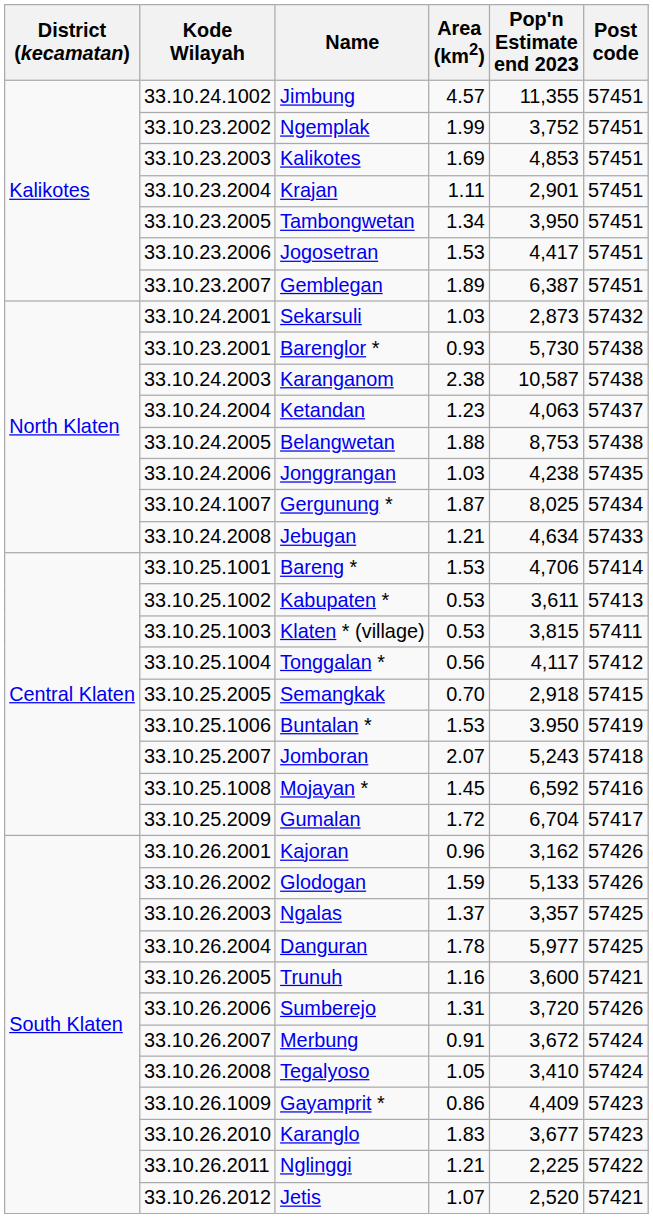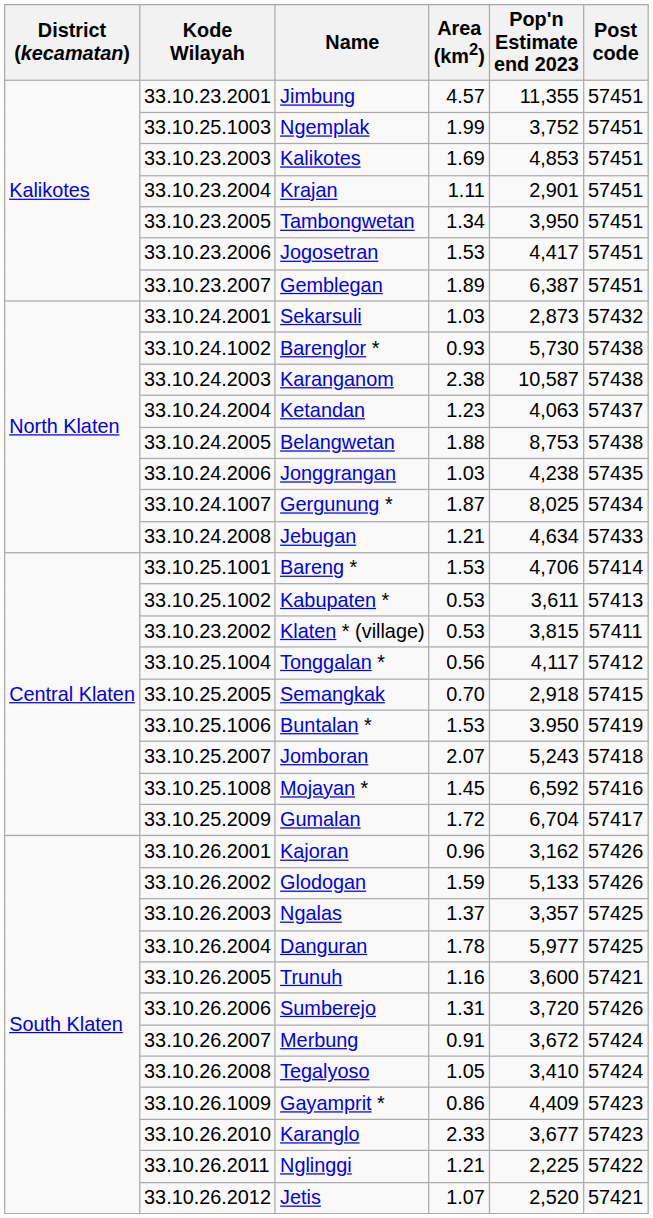(208, 96) 33.10.24.1002 -> (208, 96) 33.10.23.2001
(208, 127) 33.10.23.2002 -> (208, 127) 33.10.25.1003
(208, 348) 33.10.23.2001 -> (208, 348) 33.10.24.1002
(208, 631) 33.10.25.1003 -> (208, 631) 33.10.23.2002
(466, 1134) 1.83 -> (466, 1134) 2.33
